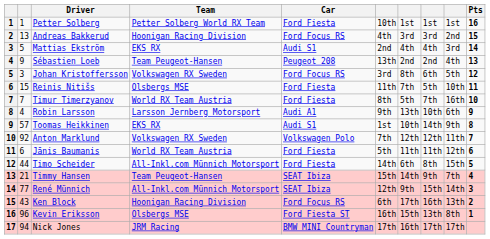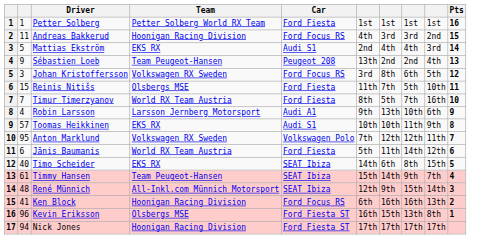(387, 24) 10th -> (365, 24) 1st
(24, 37) 13 -> (24, 37) 11
(384, 126) 1st -> (368, 126) 10th
(432, 126) 14th -> (413, 126) 11th
(24, 139) 92 -> (24, 139) 95
(432, 151) 11th -> (413, 151) 14th
(24, 164) 44 -> (24, 164) 40
(206, 164) All-Inkl.com Münnich Motorsport -> (146, 164) EKS RX
(309, 164) Ford Fiesta -> (307, 164) SEAT Ibiza
(24, 177) 21 -> (24, 177) 61
(24, 190) 77 -> (24, 190) 48
(24, 202) 43 -> (24, 202) 41
(410, 202) 17th -> (391, 202) 16th
(156, 228) JRM Racing -> (189, 228) Hoonigan Racing Division
(328, 228) BMW MINI Countryman -> (316, 228) Ford Fiesta ST
(410, 228) 16th -> (391, 228) 17th
